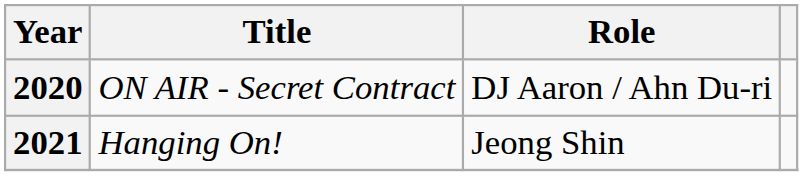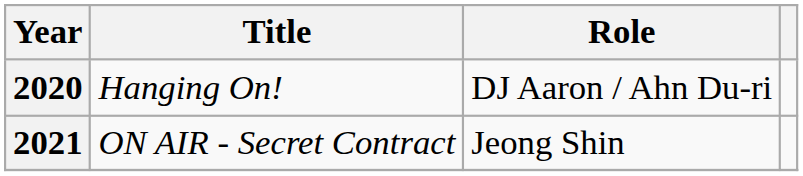(277, 87) ON AIR - Secret Contract -> (191, 87) Hanging On!
(191, 142) Hanging On! -> (277, 142) ON AIR - Secret Contract
